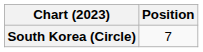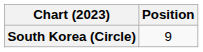(168, 36) 7 -> (168, 36) 9
